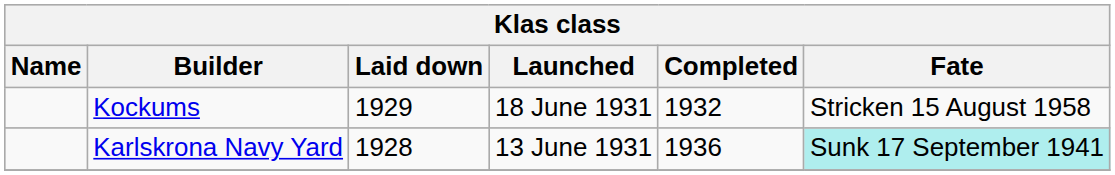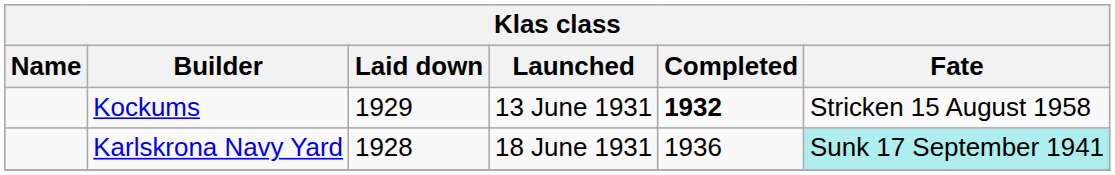(574, 107) 18 June 1931 -> (574, 107) 13 June 1931
(693, 107) normal -> (693, 107) bold
(574, 148) 13 June 1931 -> (574, 148) 18 June 1931
